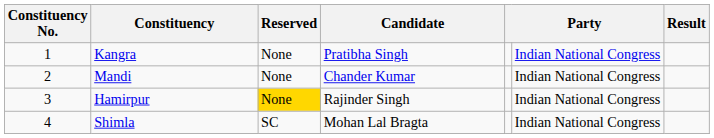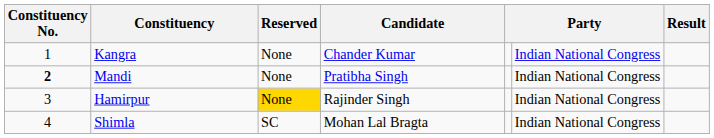(366, 54) Pratibha Singh -> (369, 54) Chander Kumar
(48, 76) normal -> (48, 76) bold
(369, 76) Chander Kumar -> (366, 76) Pratibha Singh
